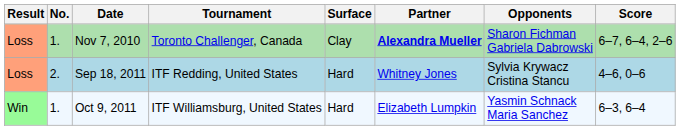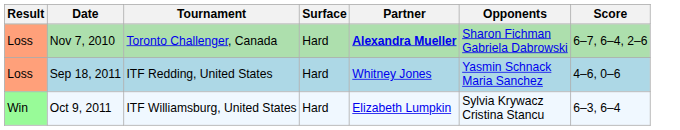- column: (60, 13)
(339, 40) Clay -> (315, 40) Hard
(528, 74) Sylvia Krywacz Cristina Stancu -> (507, 74) Yasmin Schnack Maria Sanchez
(532, 107) Yasmin Schnack Maria Sanchez -> (503, 107) Sylvia Krywacz Cristina Stancu
